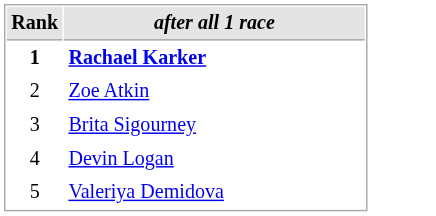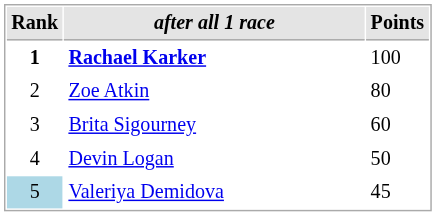+ column: (397, 22)
(35, 192) no background -> (35, 192) lightblue background
